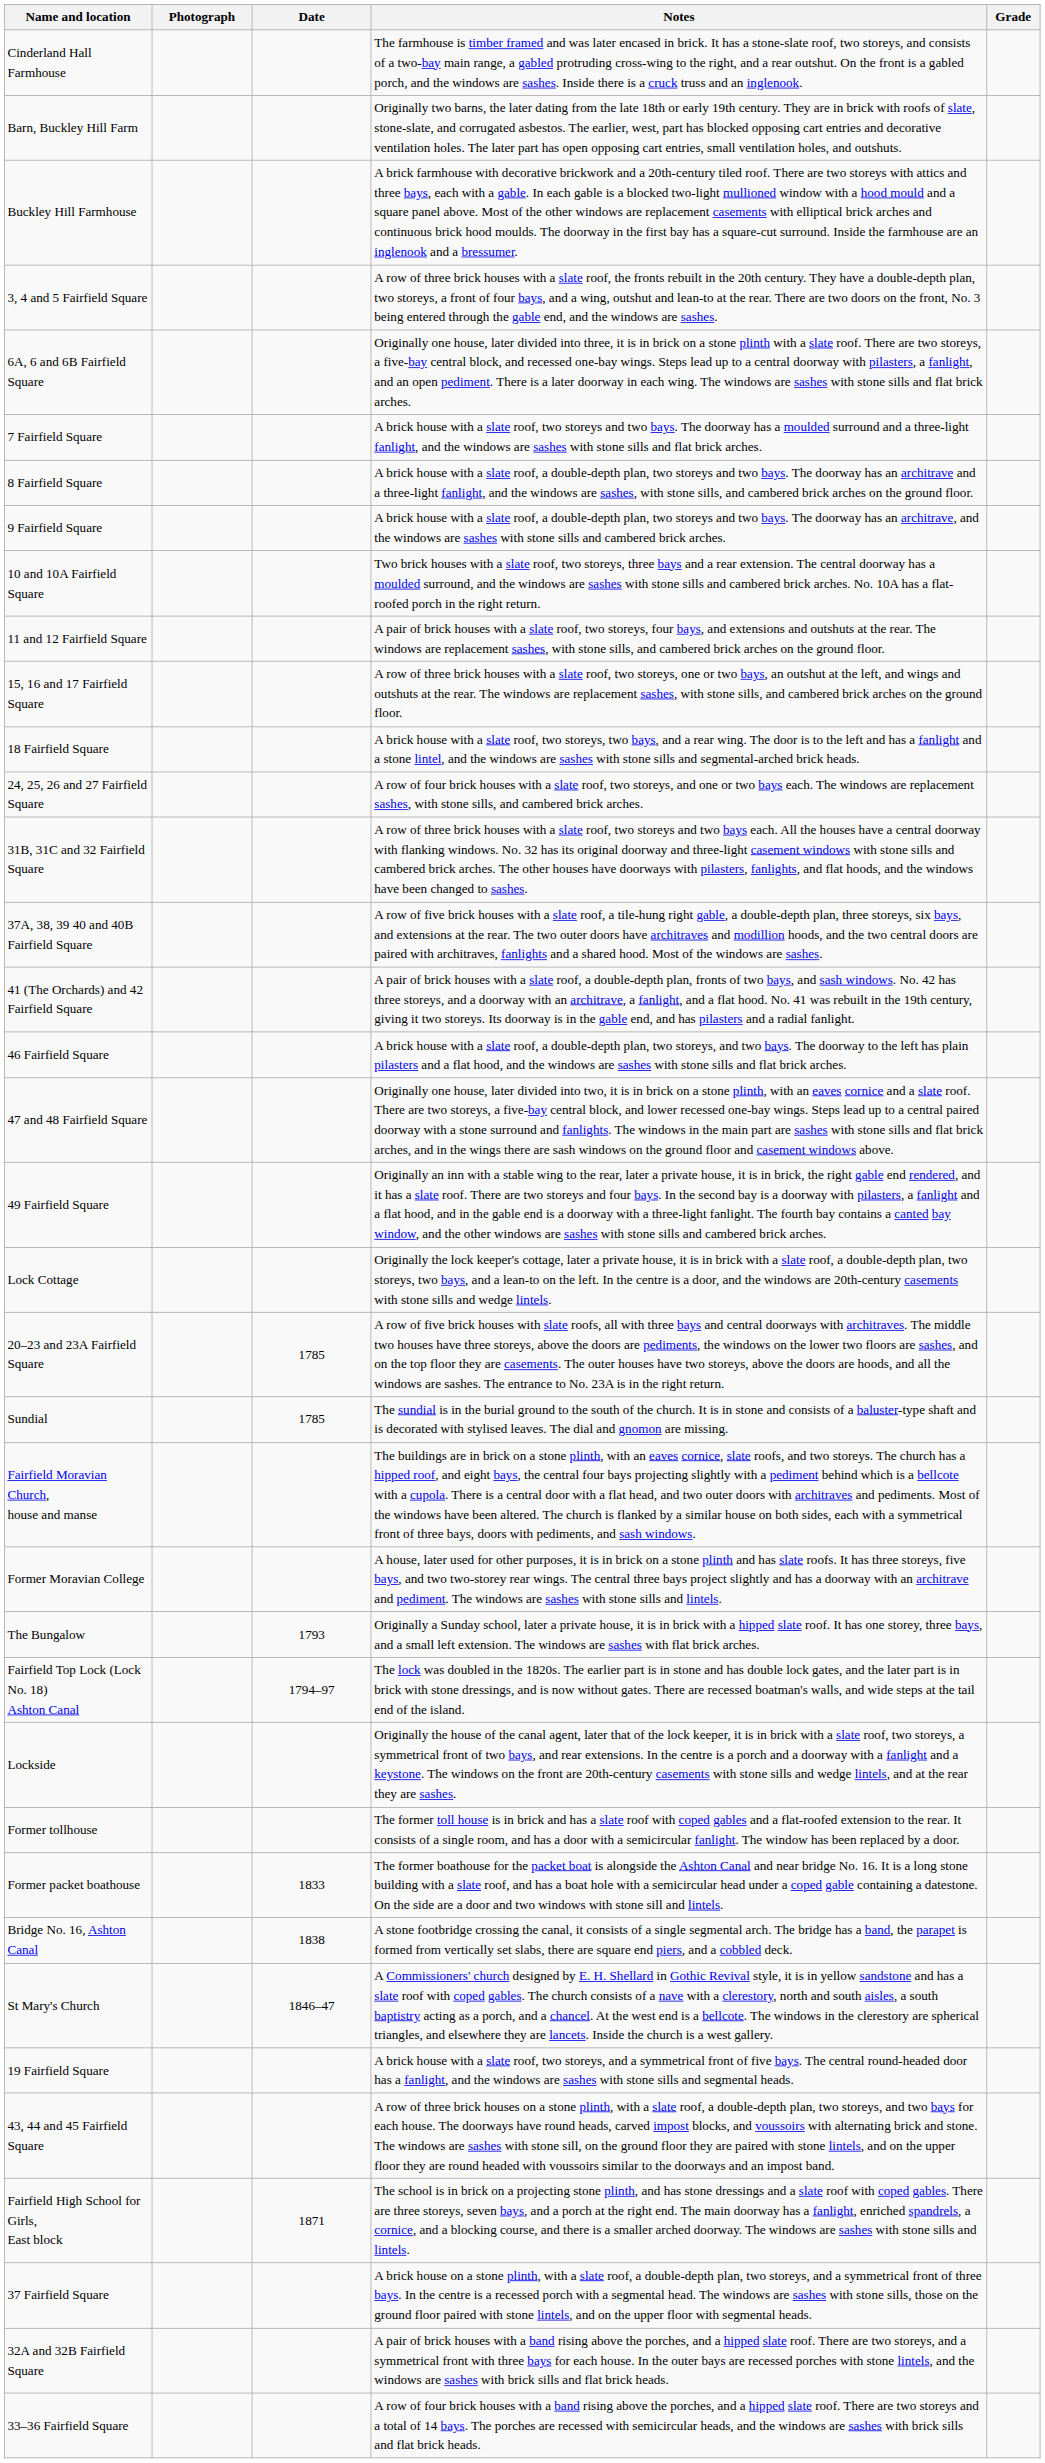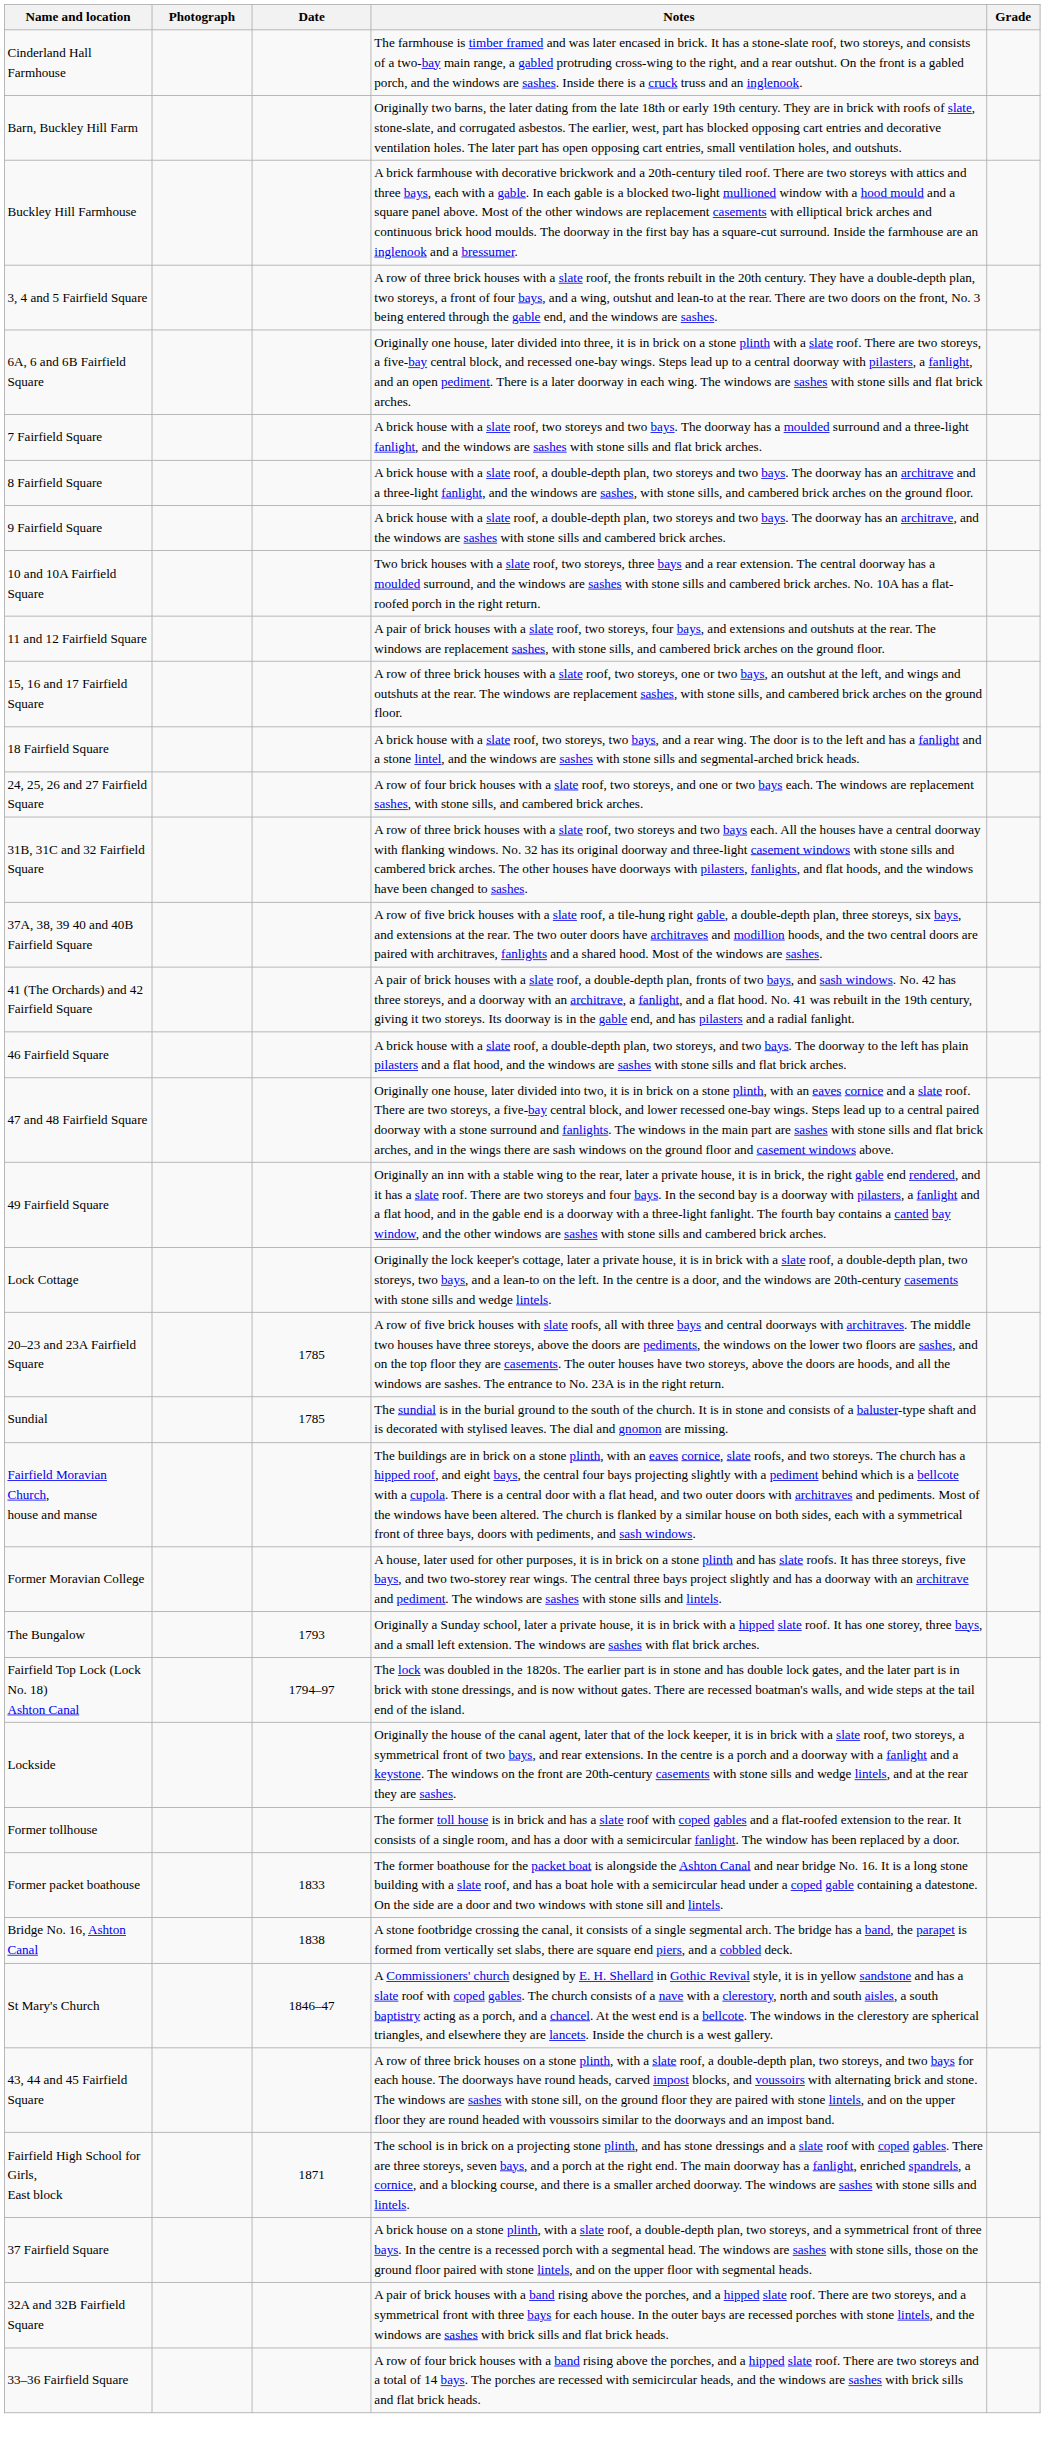- row: (58, 2070)
